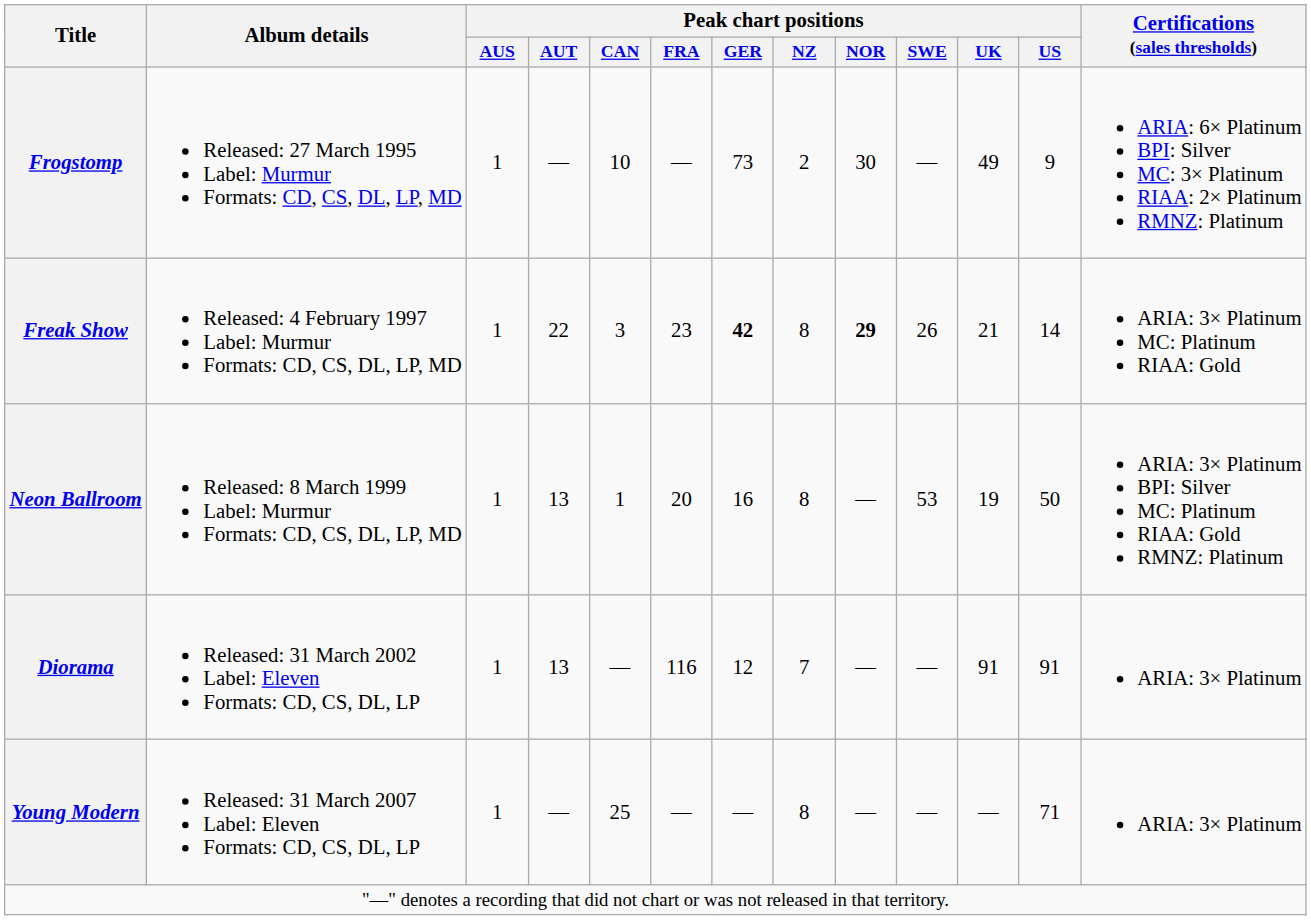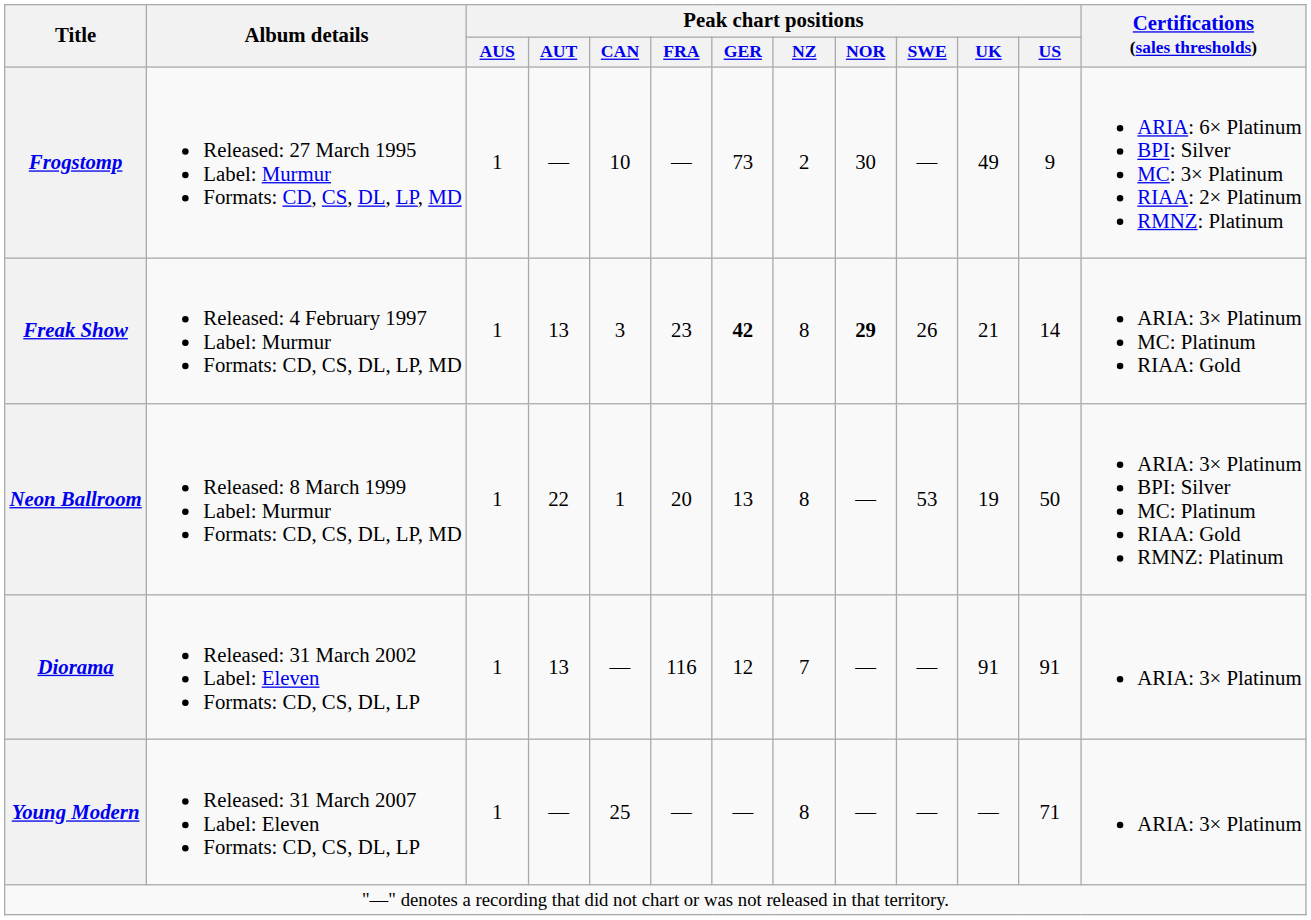(559, 330) 22 -> (559, 330) 13
(559, 498) 13 -> (559, 498) 22
(743, 498) 16 -> (743, 498) 13
